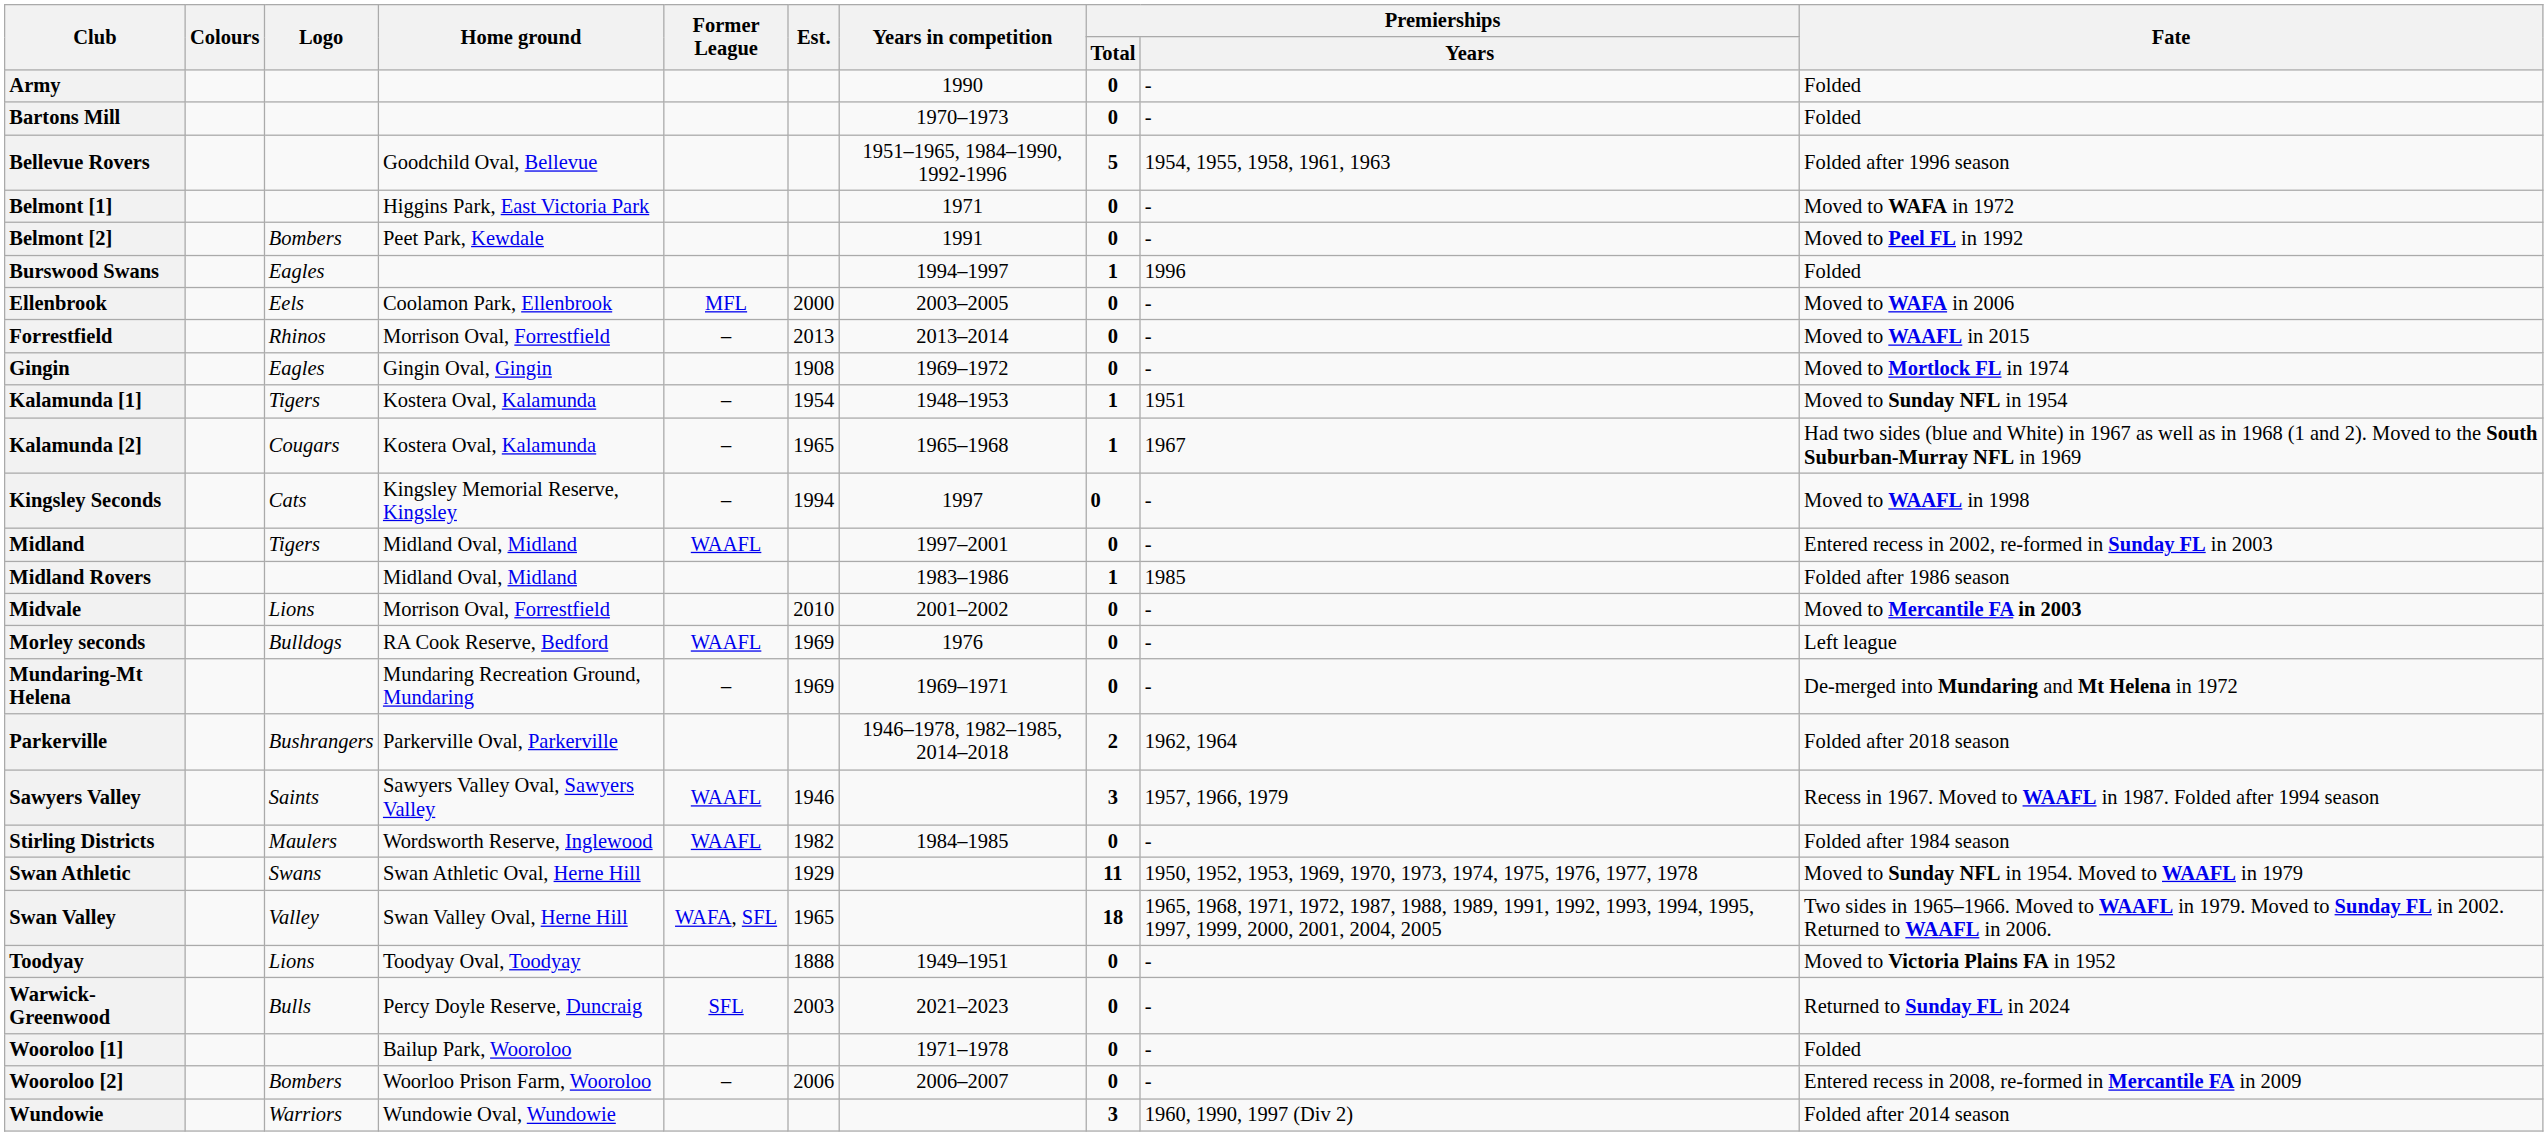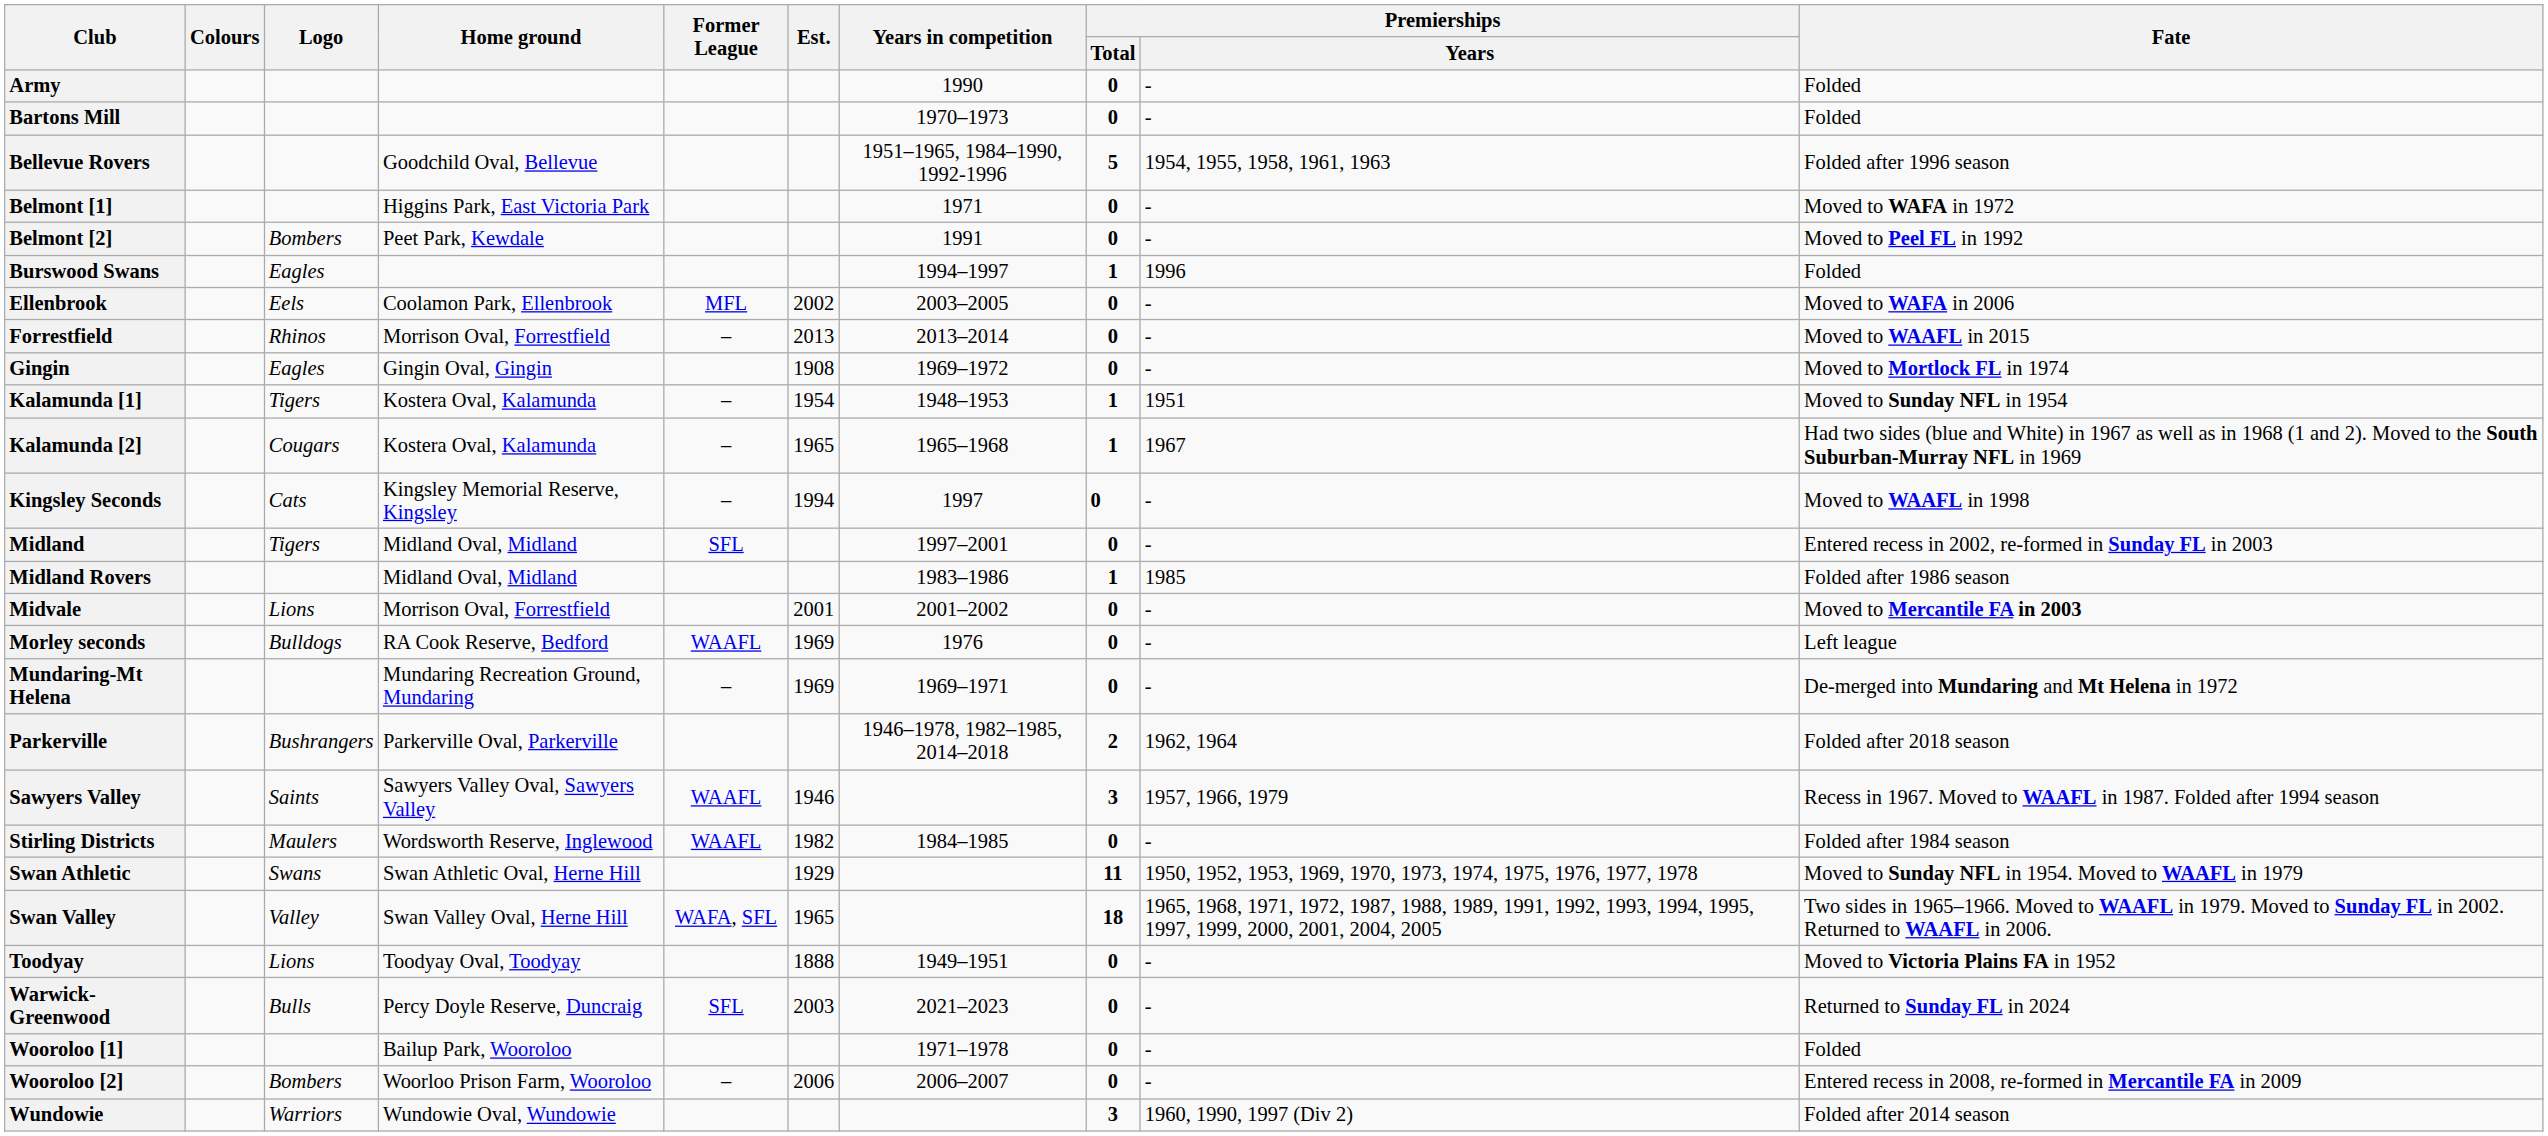(814, 303) 2000 -> (814, 303) 2002
(726, 544) WAAFL -> (726, 544) SFL
(814, 609) 2010 -> (814, 609) 2001
